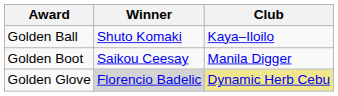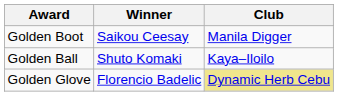rows swapped: (43, 36) <-> (45, 58)
(149, 79) lightgrey background -> (149, 79) no background
